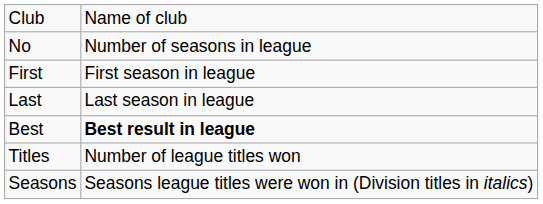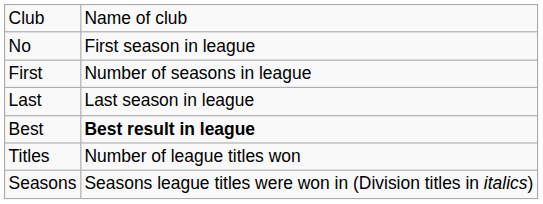(198, 45) Number of seasons in league -> (170, 45) First season in league
(170, 73) First season in league -> (198, 73) Number of seasons in league
